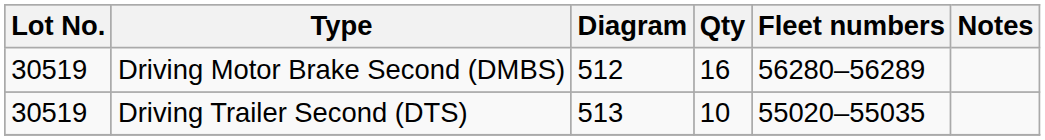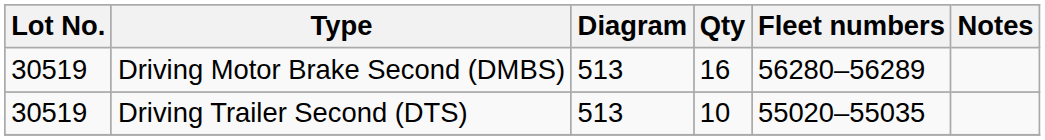(600, 69) 512 -> (600, 69) 513
